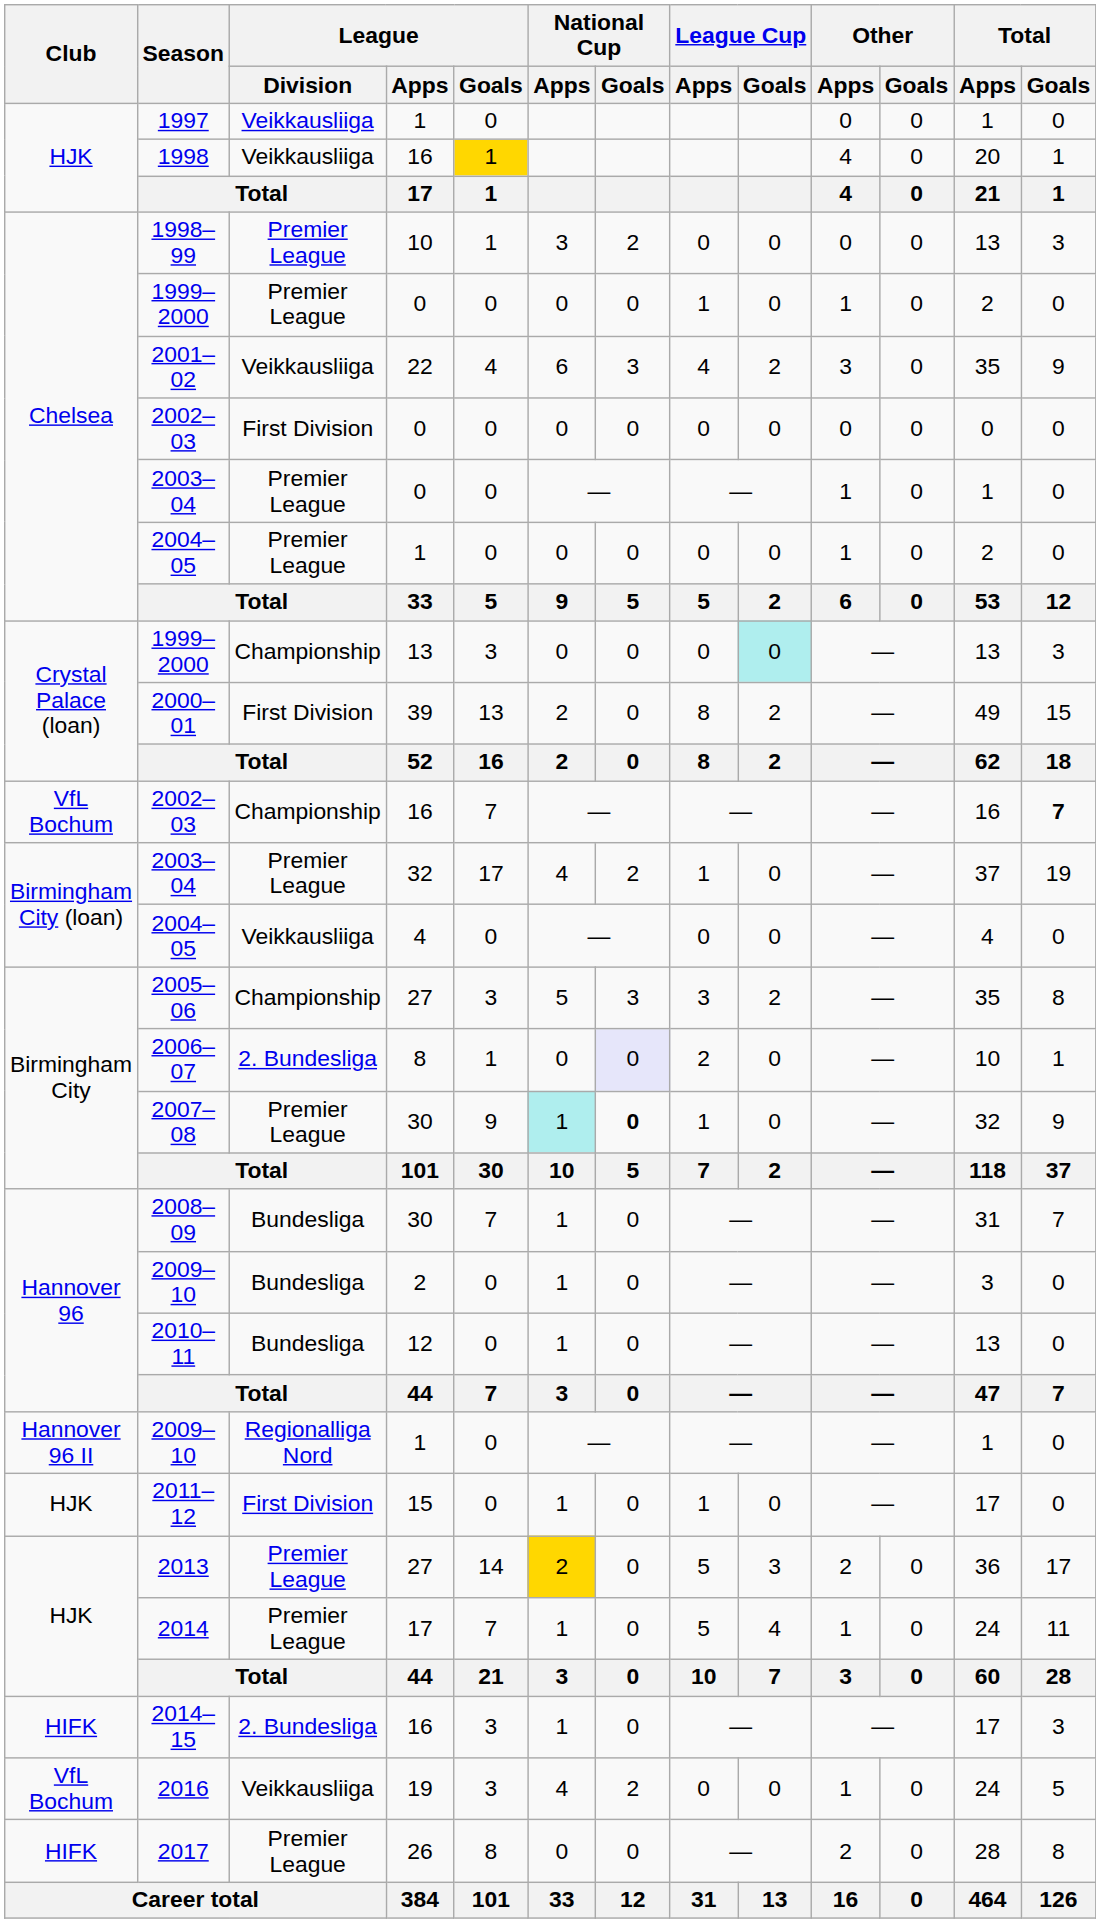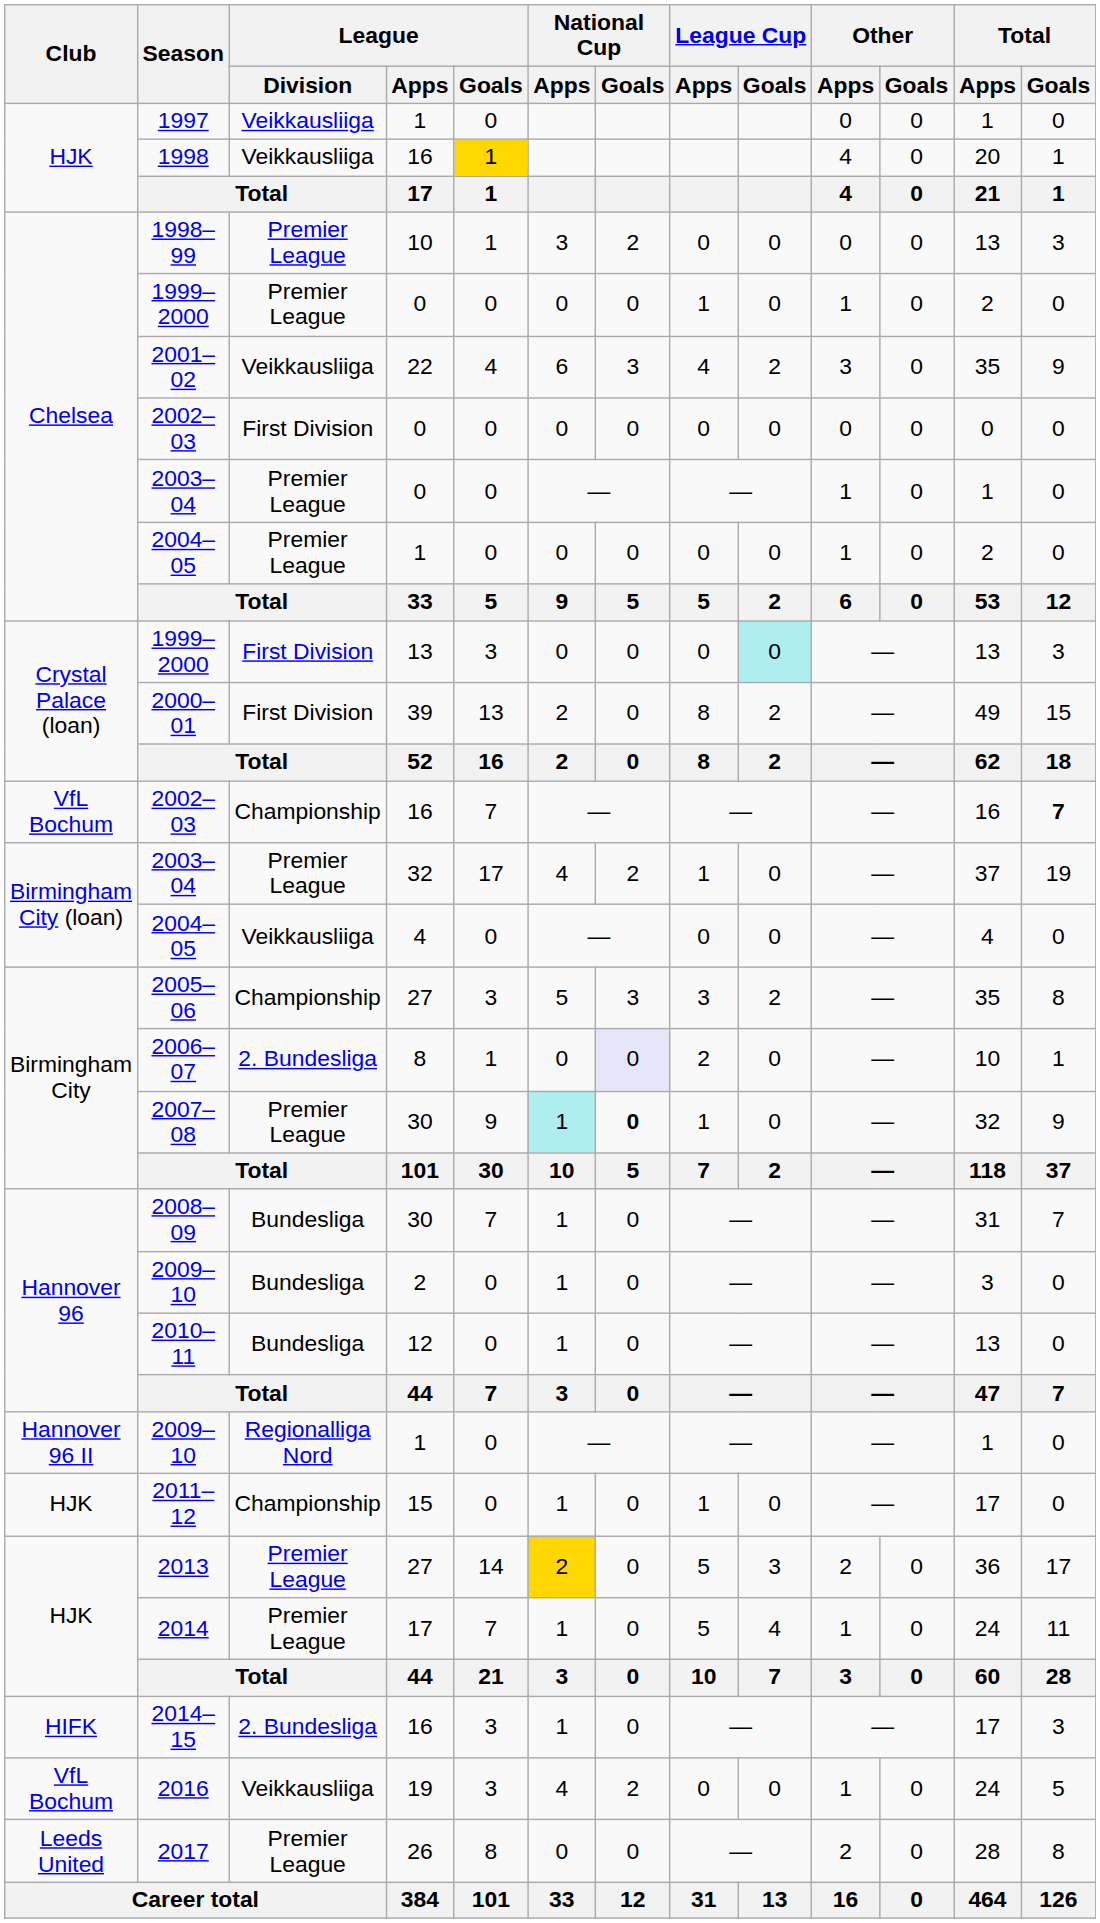(308, 651) Championship -> (308, 651) First Division
(308, 1504) First Division -> (308, 1504) Championship
(71, 1850) HIFK -> (71, 1850) Leeds United
